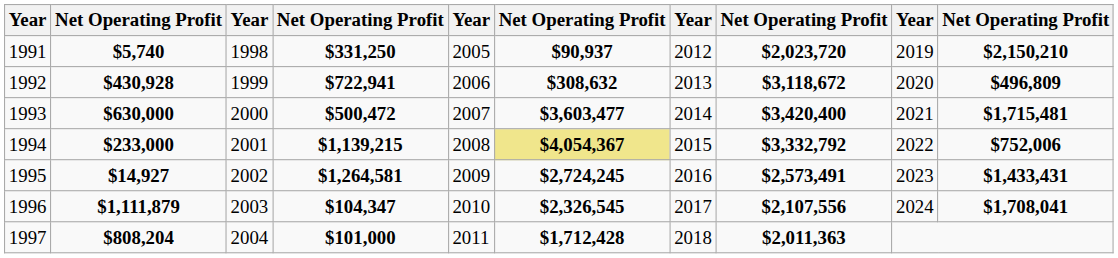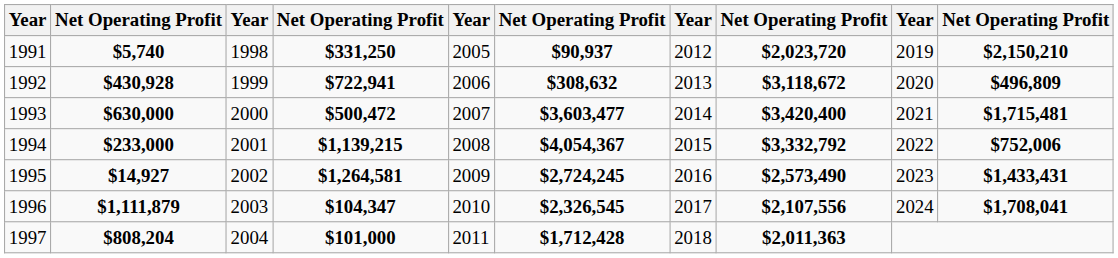(582, 143) khaki background -> (582, 143) no background
(804, 174) $2,573,491 -> (804, 174) $2,573,490
